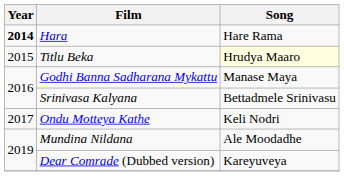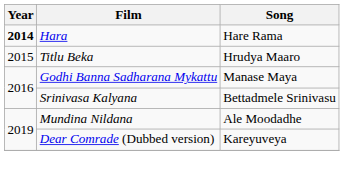(262, 56) lightyellow background -> (262, 56) no background
- row: (95, 118)
